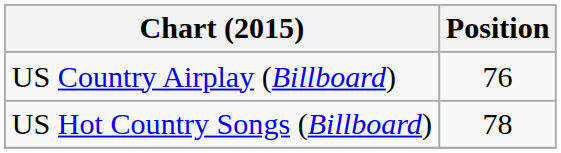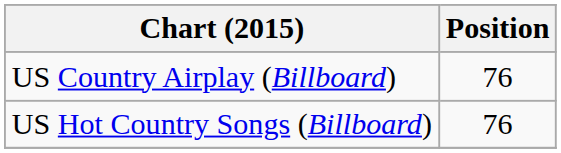(498, 123) 78 -> (498, 123) 76
